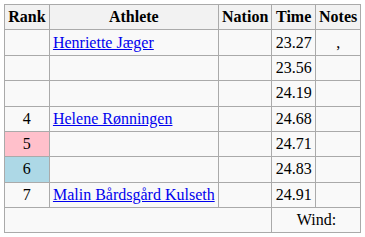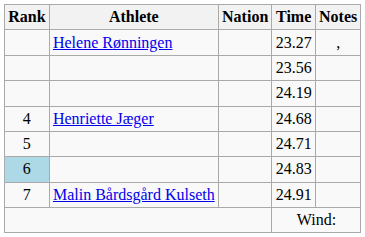(103, 42) Henriette Jæger -> (113, 42) Helene Rønningen
(113, 118) Helene Rønningen -> (103, 118) Henriette Jæger
(27, 144) pink background -> (27, 144) no background
